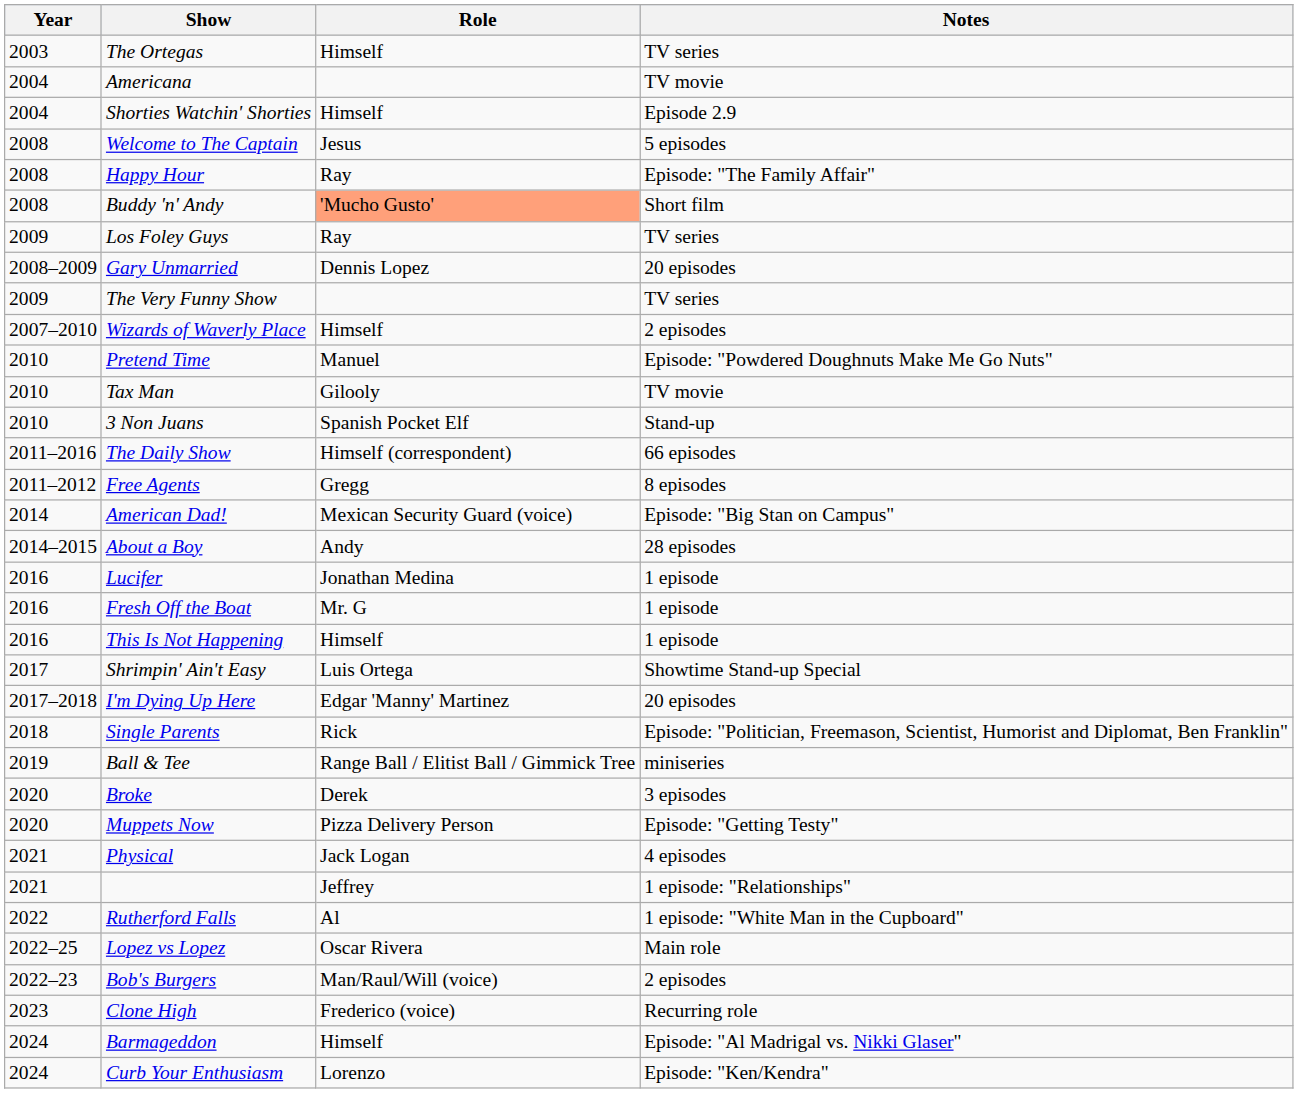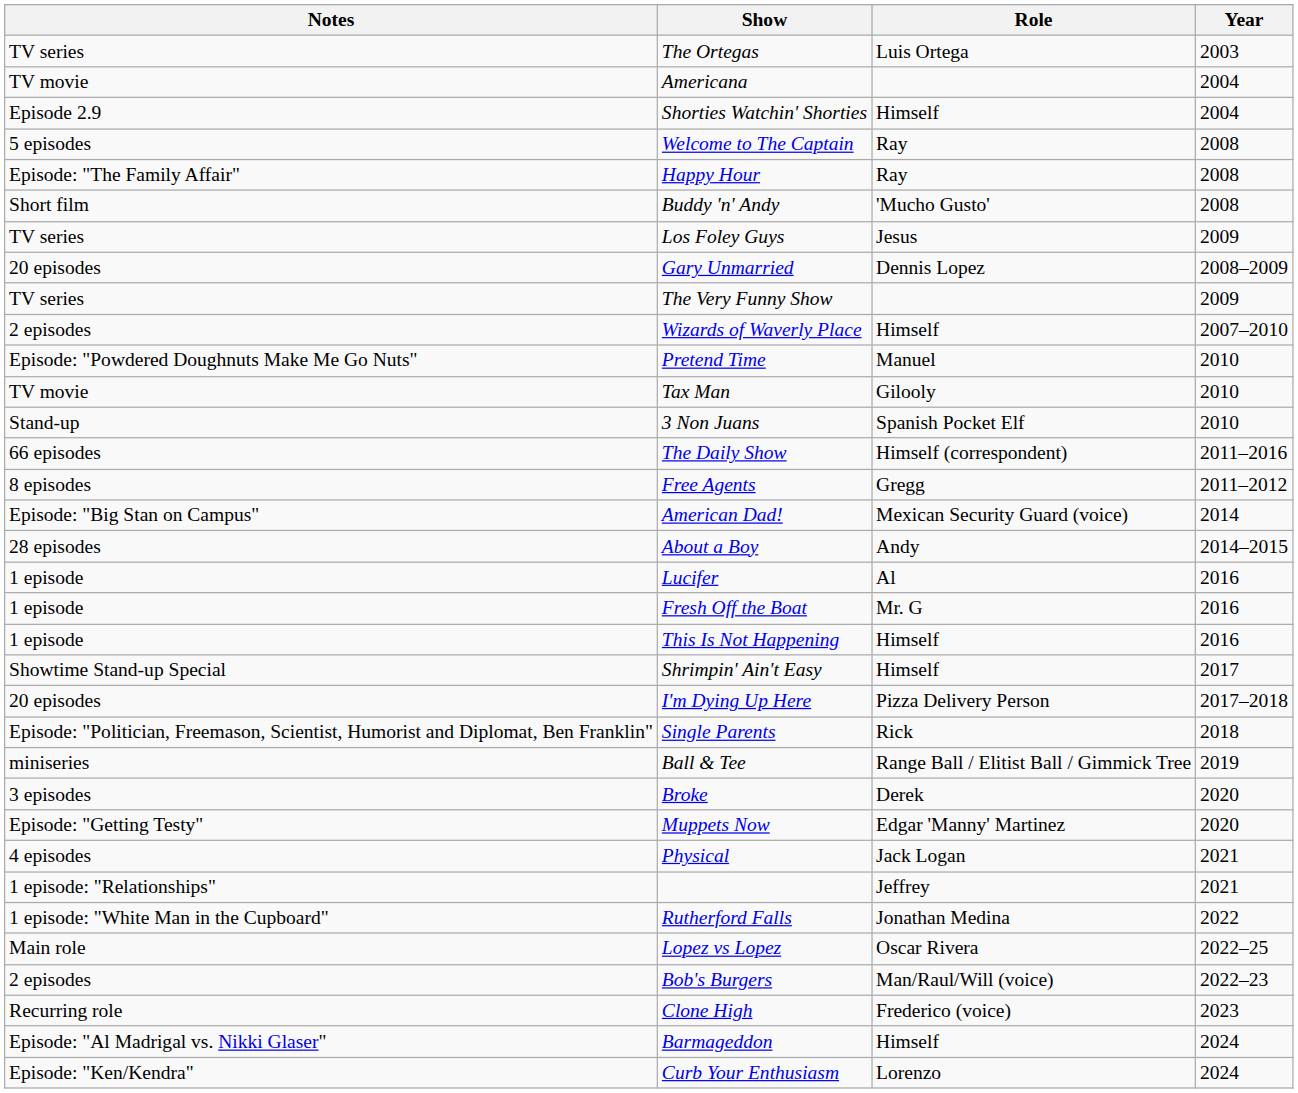columns swapped: (53, 19) <-> (966, 19)
(352, 50) Himself -> (922, 50) Luis Ortega
(341, 143) Jesus -> (892, 143) Ray
(377, 205) lightsalmon background -> (933, 205) no background
(336, 236) Ray -> (897, 236) Jesus
(387, 577) Jonathan Medina -> (886, 577) Al
(366, 670) Luis Ortega -> (907, 670) Himself
(415, 701) Edgar 'Manny' Martinez -> (963, 701) Pizza Delivery Person
(407, 824) Pizza Delivery Person -> (971, 824) Edgar 'Manny' Martinez
(330, 917) Al -> (943, 917) Jonathan Medina
